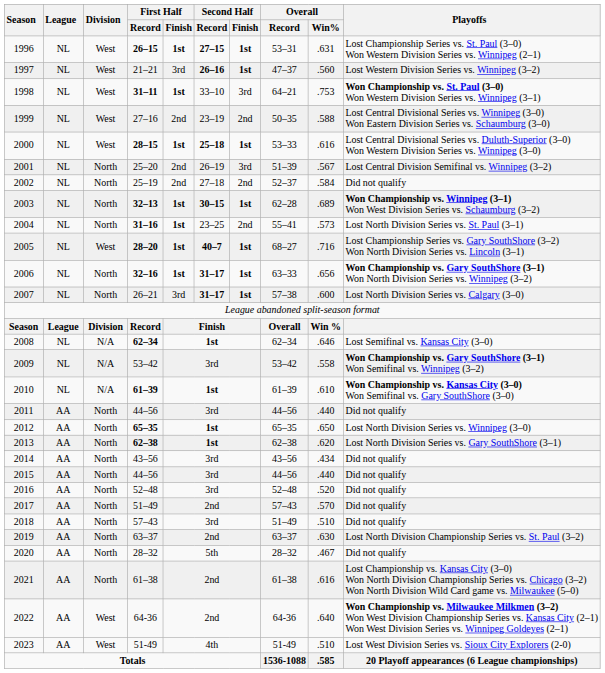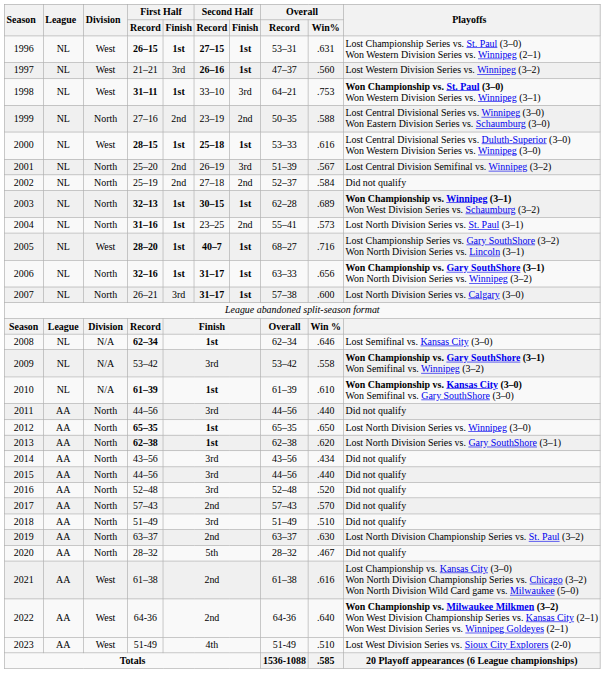(106, 118) West -> (106, 118) North
(145, 506) 51–49 -> (145, 506) 57–43
(145, 521) 57–43 -> (145, 521) 51–49
(106, 580) North -> (106, 580) West
